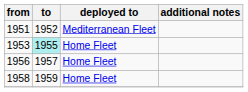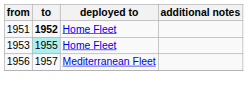(46, 29) normal -> (46, 29) bold
(109, 29) Mediterranean Fleet -> (89, 29) Home Fleet
(89, 62) Home Fleet -> (109, 62) Mediterranean Fleet
- row: (18, 78)
